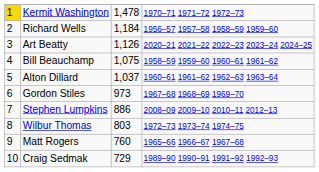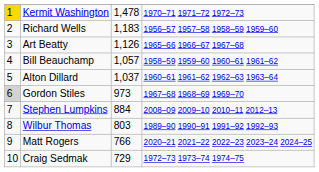(126, 28) 1,184 -> (126, 28) 1,183
(228, 45) 2020–21 2021–22 2022–23 2023–24 2024–25 -> (194, 45) 1965–66 1966–67 1967–68
(126, 61) 1,075 -> (126, 61) 1,057
(10, 93) no background -> (10, 93) lightgrey background
(122, 110) 886 -> (122, 110) 884
(194, 126) 1972–73 1973–74 1974–75 -> (211, 126) 1989–90 1990–91 1991–92 1992–93
(122, 142) 760 -> (122, 142) 766
(194, 142) 1965–66 1966–67 1967–68 -> (228, 142) 2020–21 2021–22 2022–23 2023–24 2024–25
(211, 159) 1989–90 1990–91 1991–92 1992–93 -> (194, 159) 1972–73 1973–74 1974–75
